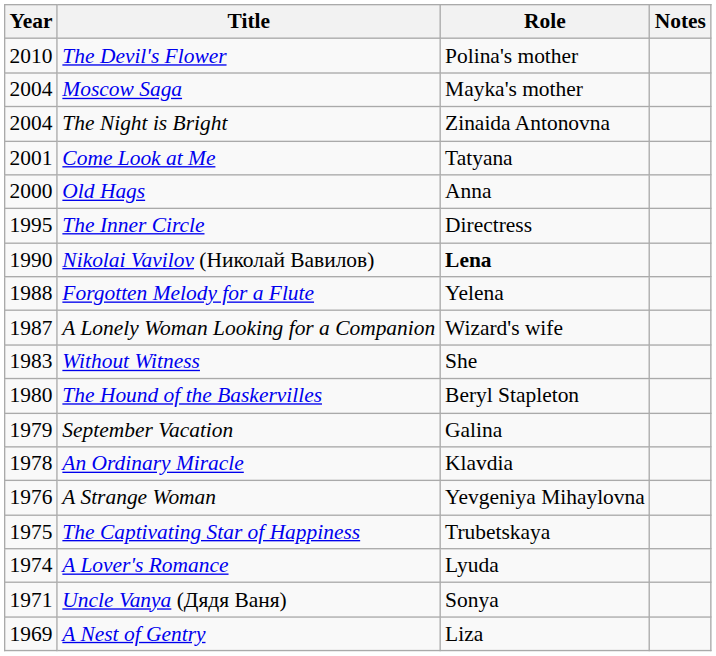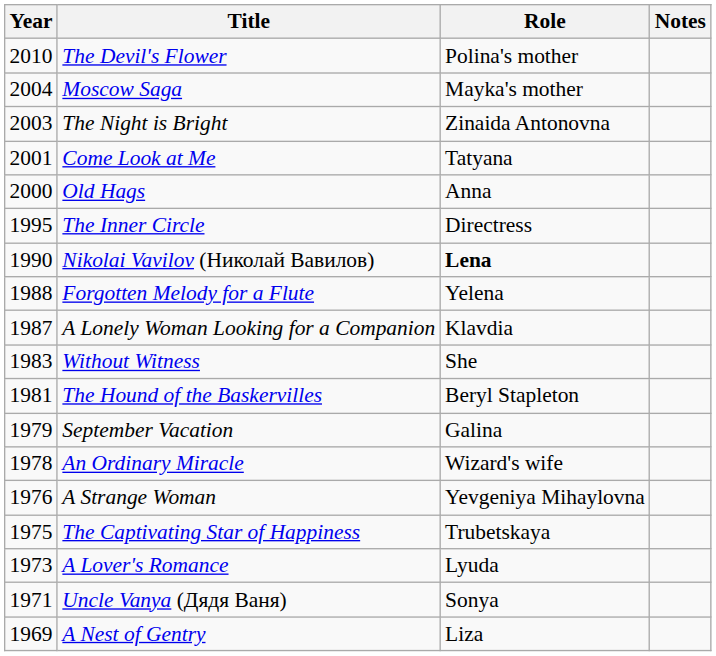(31, 123) 2004 -> (31, 123) 2003
(504, 327) Wizard's wife -> (479, 327) Klavdia
(31, 395) 1980 -> (31, 395) 1981
(479, 463) Klavdia -> (504, 463) Wizard's wife
(31, 565) 1974 -> (31, 565) 1973
